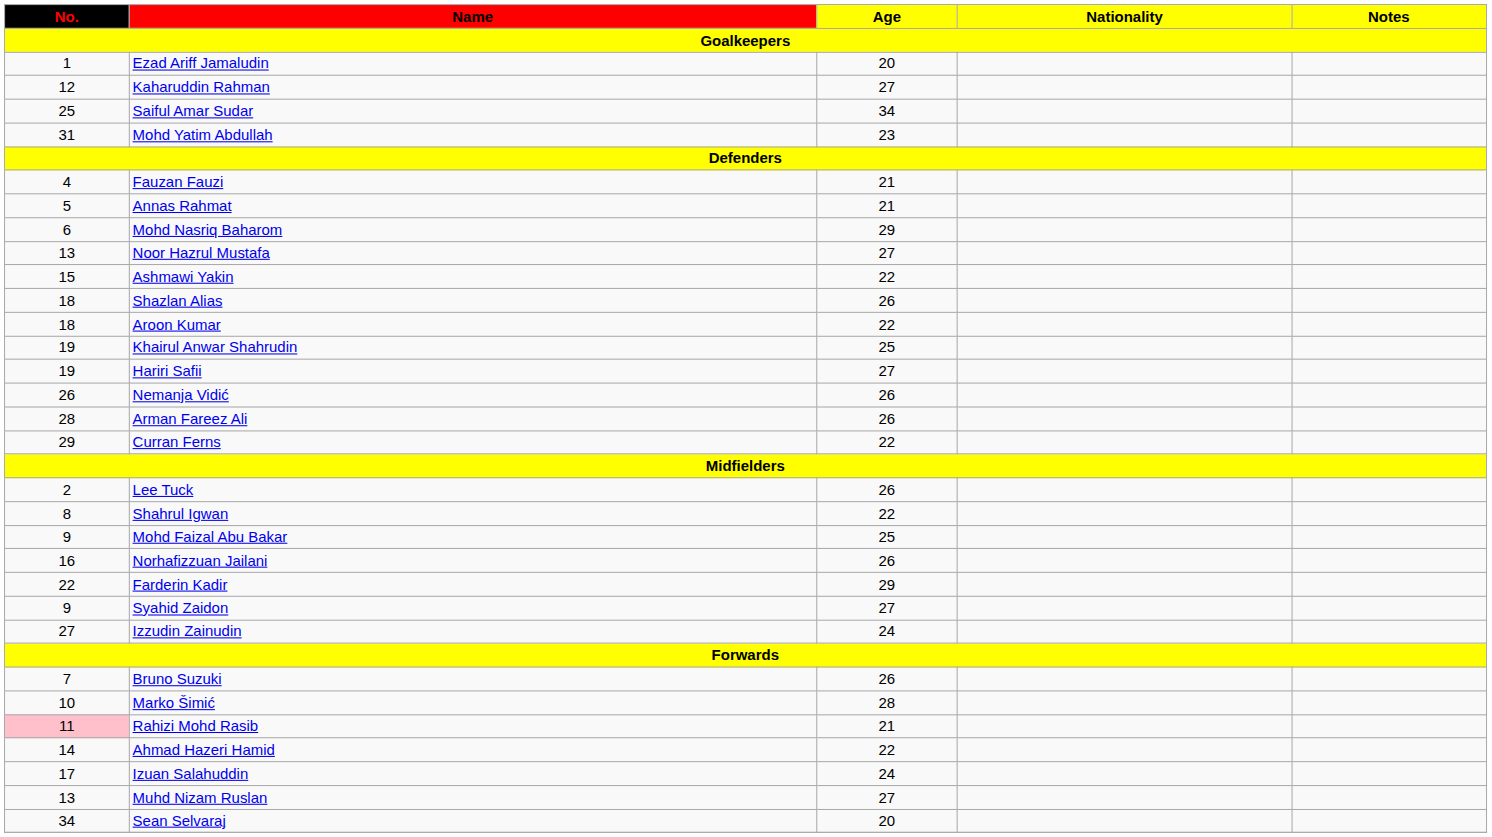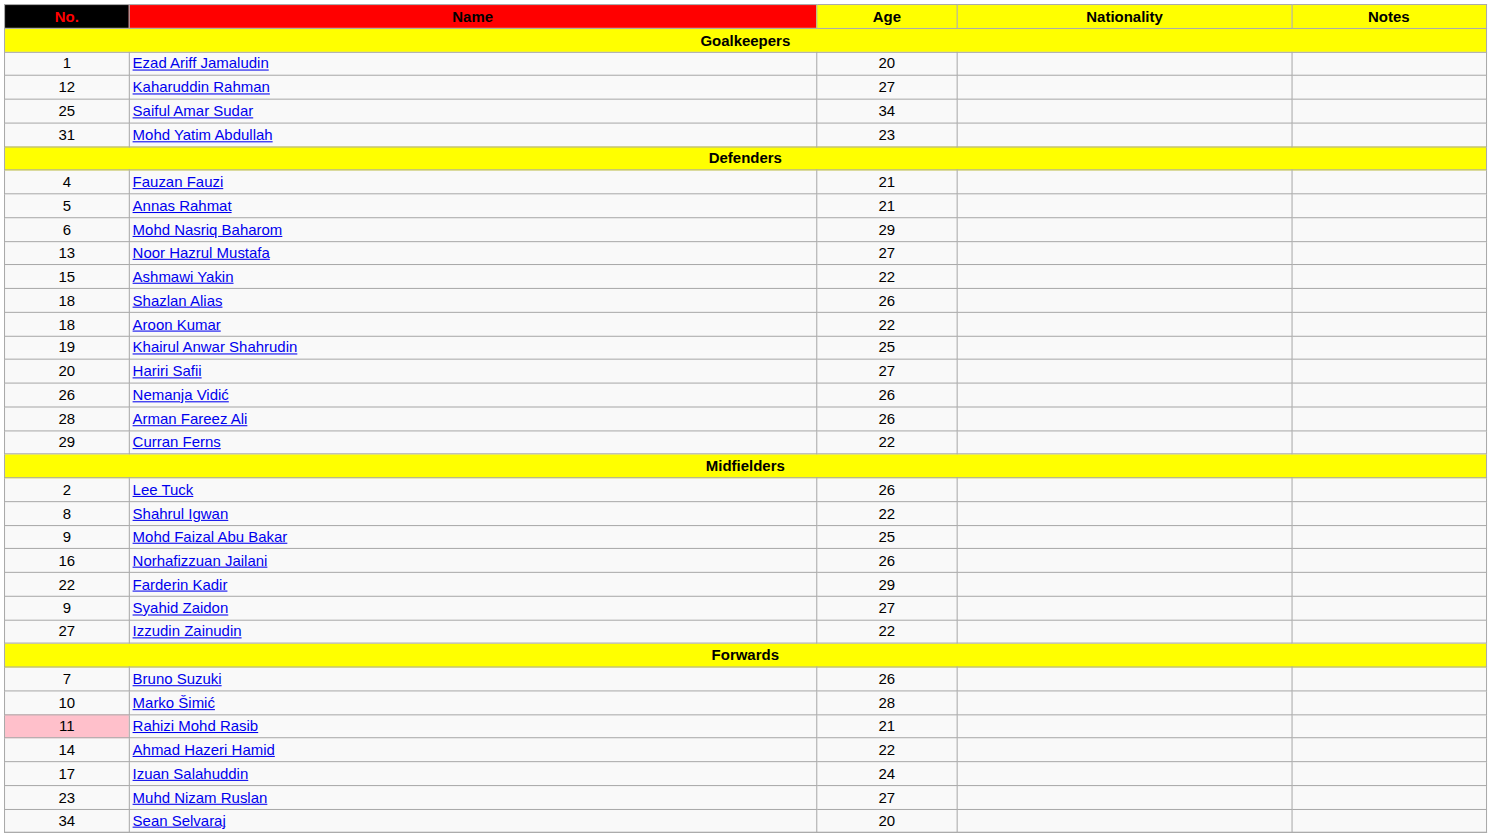(67, 372) 19 -> (67, 372) 20
(887, 632) 24 -> (887, 632) 22
(67, 798) 13 -> (67, 798) 23
